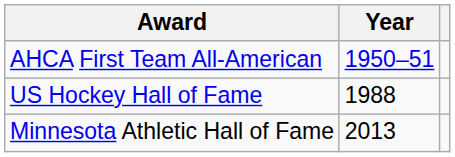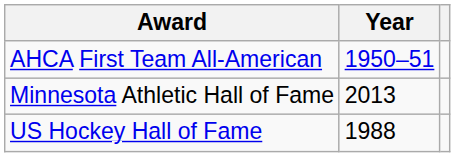rows swapped: (136, 95) <-> (172, 132)
